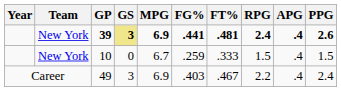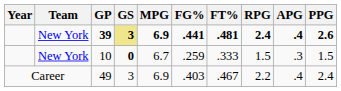(131, 56) normal -> (131, 56) bold
(298, 56) .4 -> (298, 56) .3
